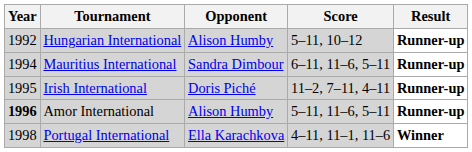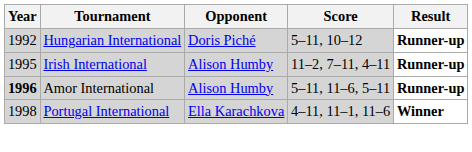(231, 40) Alison Humby -> (222, 40) Doris Piché
- row: (110, 64)
(222, 88) Doris Piché -> (231, 64) Alison Humby
